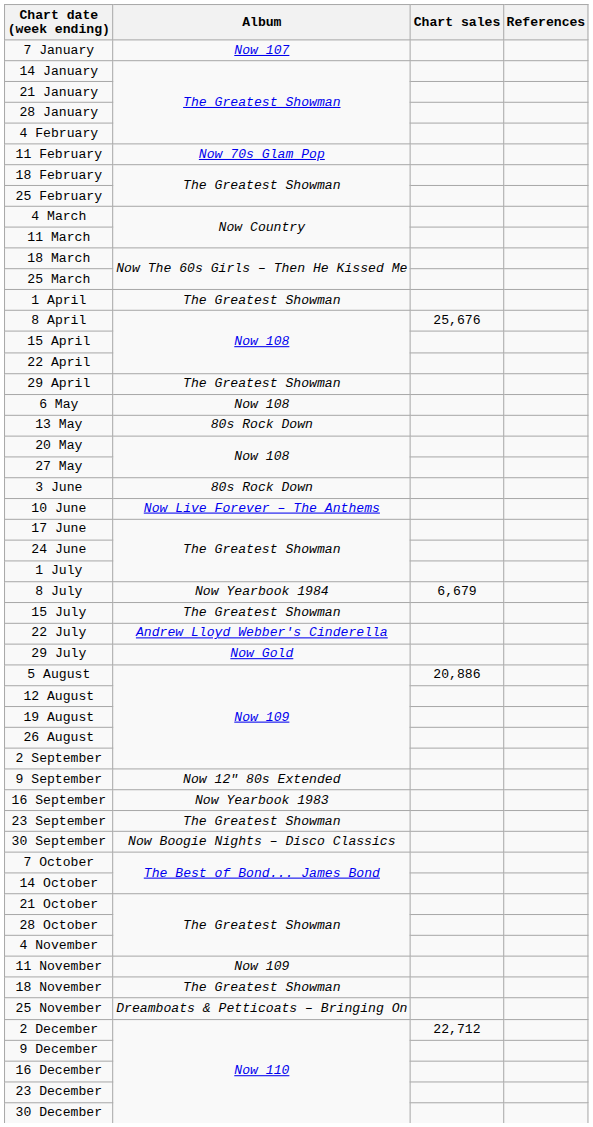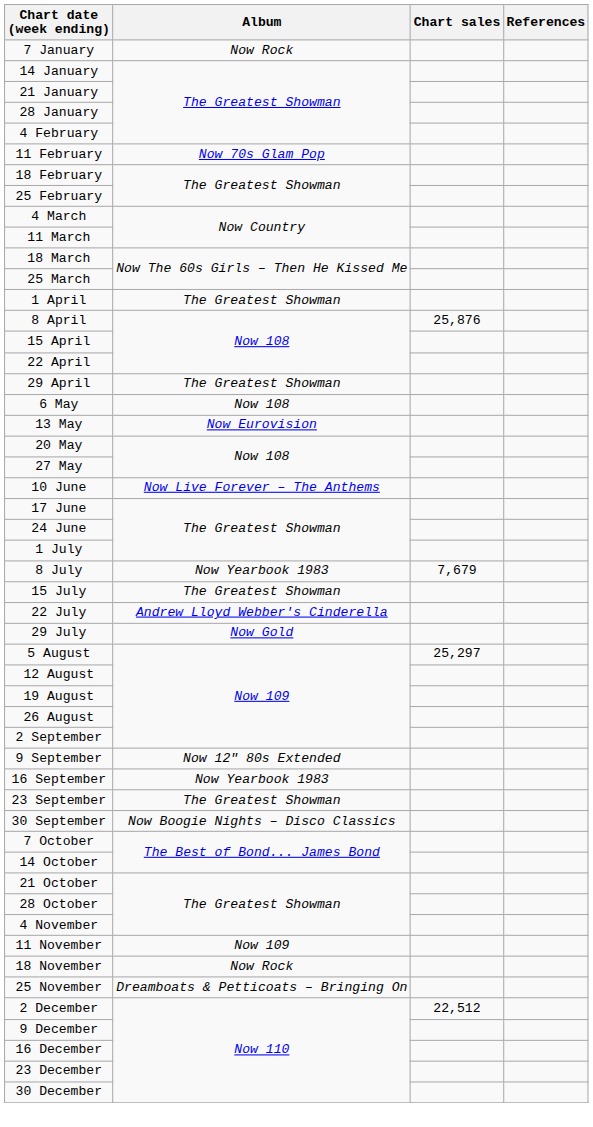(262, 50) Now 107 -> (262, 50) Now Rock
(457, 321) 25,676 -> (457, 321) 25,876
(262, 425) 80s Rock Down -> (262, 425) Now Eurovision
- row: (59, 487)
(262, 592) Now Yearbook 1984 -> (262, 571) Now Yearbook 1983
(457, 592) 6,679 -> (457, 571) 7,679
(457, 675) 20,886 -> (457, 654) 25,297
(262, 987) The Greatest Showman -> (262, 967) Now Rock
(457, 1029) 22,712 -> (457, 1008) 22,512
